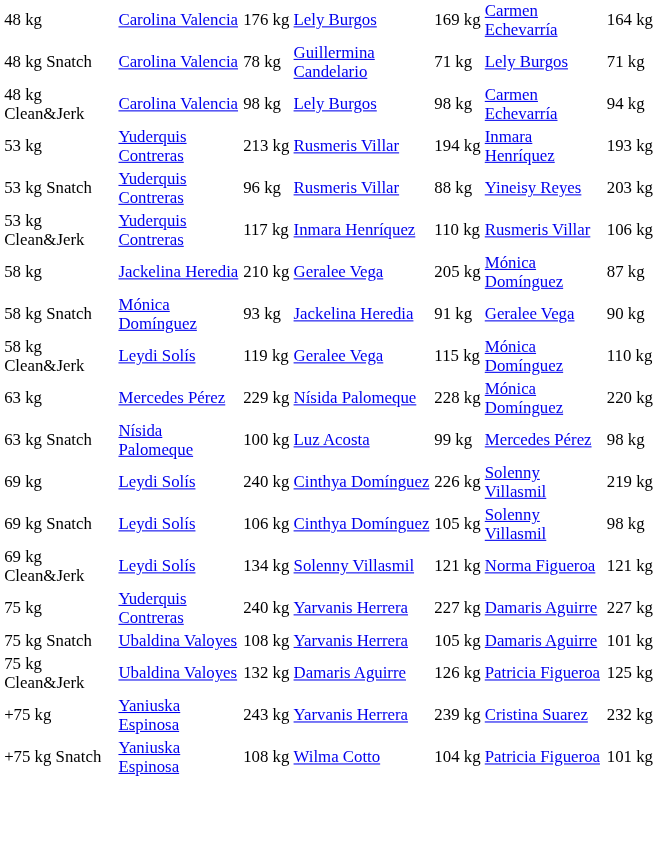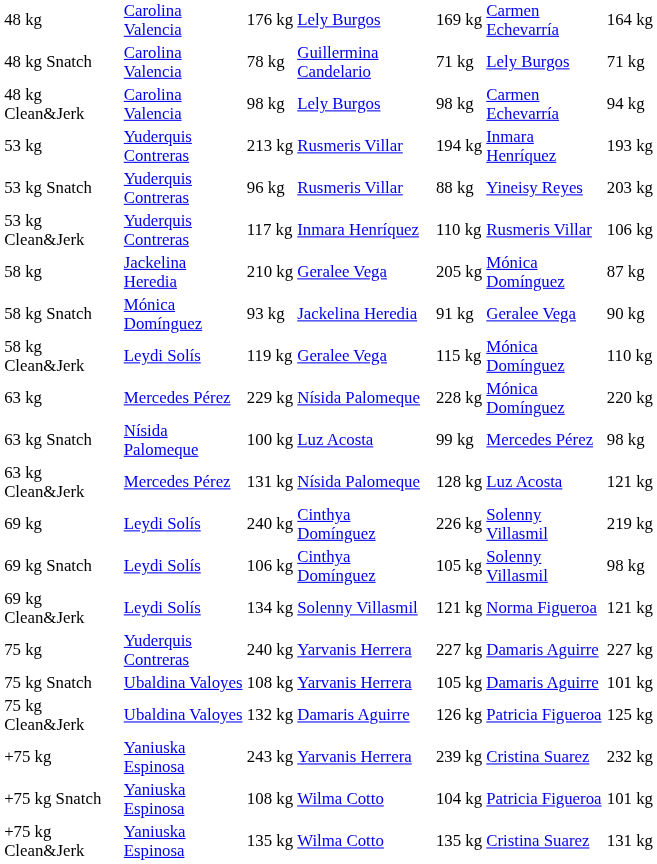+ row: (44, 482)
+ row: (44, 841)
